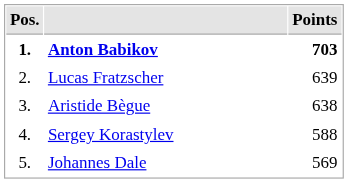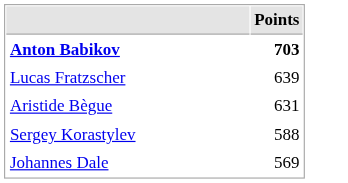- column: (25, 19)
(325, 105) 638 -> (287, 105) 631
